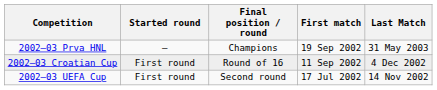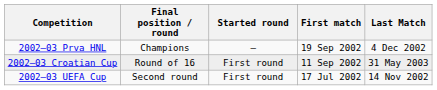columns swapped: (165, 22) <-> (253, 22)
(398, 48) 31 May 2003 -> (398, 48) 4 Dec 2002
(398, 62) 4 Dec 2002 -> (398, 62) 31 May 2003
